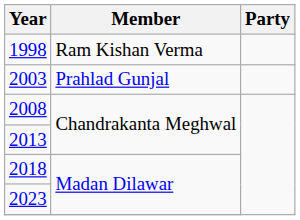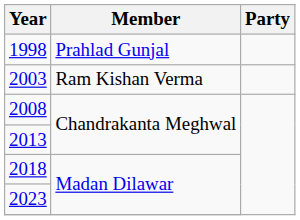(129, 49) Ram Kishan Verma -> (112, 49) Prahlad Gunjal
(112, 79) Prahlad Gunjal -> (129, 79) Ram Kishan Verma
